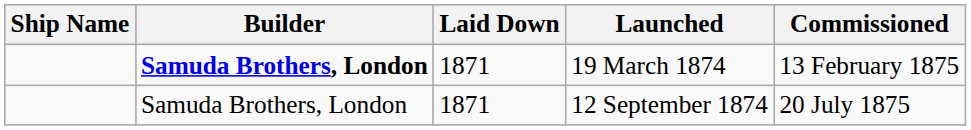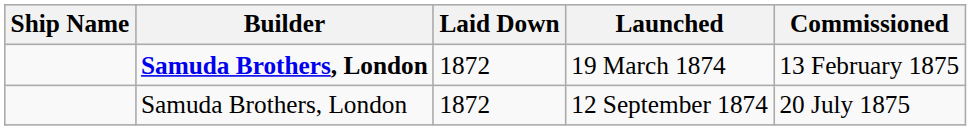(465, 64) 1871 -> (465, 64) 1872
(465, 104) 1871 -> (465, 104) 1872
